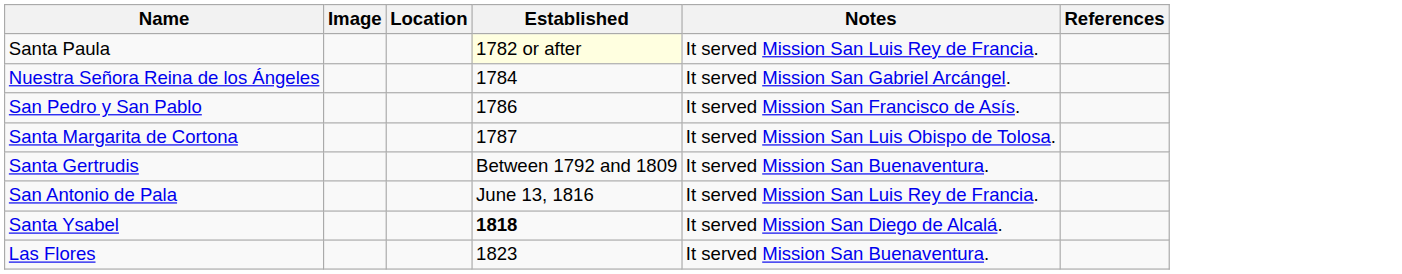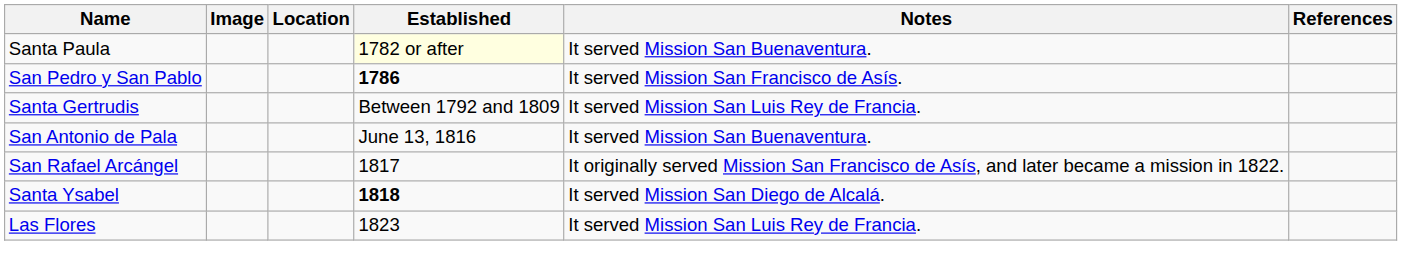(862, 48) It served Mission San Luis Rey de Francia. -> (720, 48) It served Mission San Buenaventura.
- row: (164, 78)
(497, 107) normal -> (379, 78) bold
- row: (123, 136)
(838, 166) It served Mission San Buenaventura. -> (745, 107) It served Mission San Luis Rey de Francia.
(862, 195) It served Mission San Luis Rey de Francia. -> (720, 136) It served Mission San Buenaventura.
+ row: (93, 166)
(838, 254) It served Mission San Buenaventura. -> (745, 225) It served Mission San Luis Rey de Francia.
